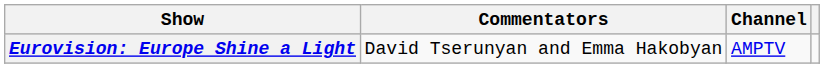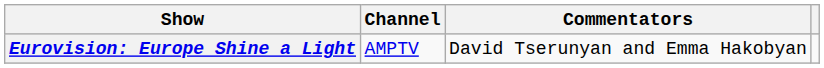columns swapped: (544, 19) <-> (769, 19)
